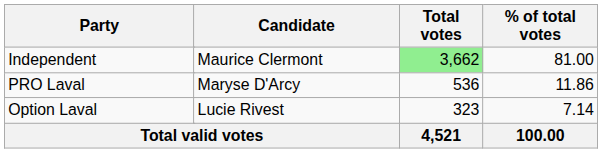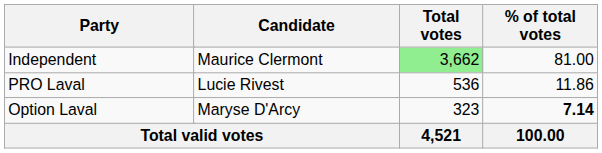(249, 85) Maryse D'Arcy -> (241, 85) Lucie Rivest
(241, 110) Lucie Rivest -> (249, 110) Maryse D'Arcy
(578, 110) normal -> (578, 110) bold
